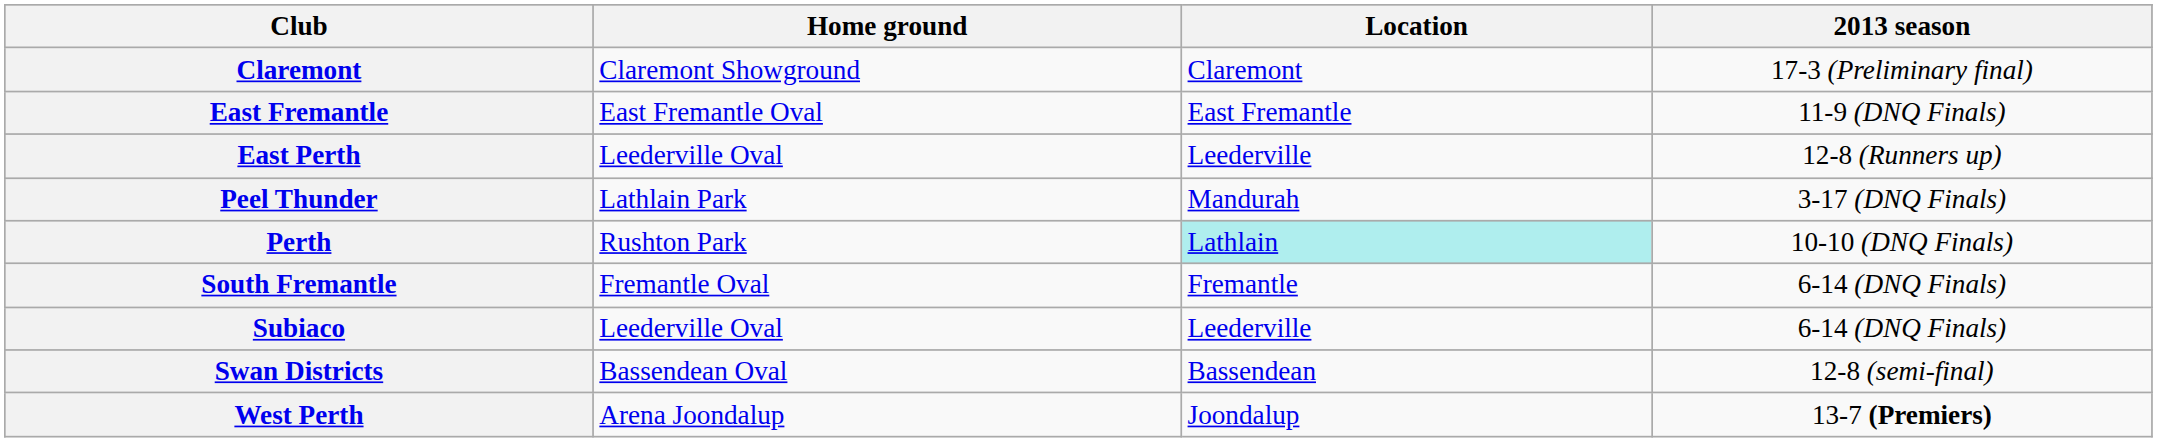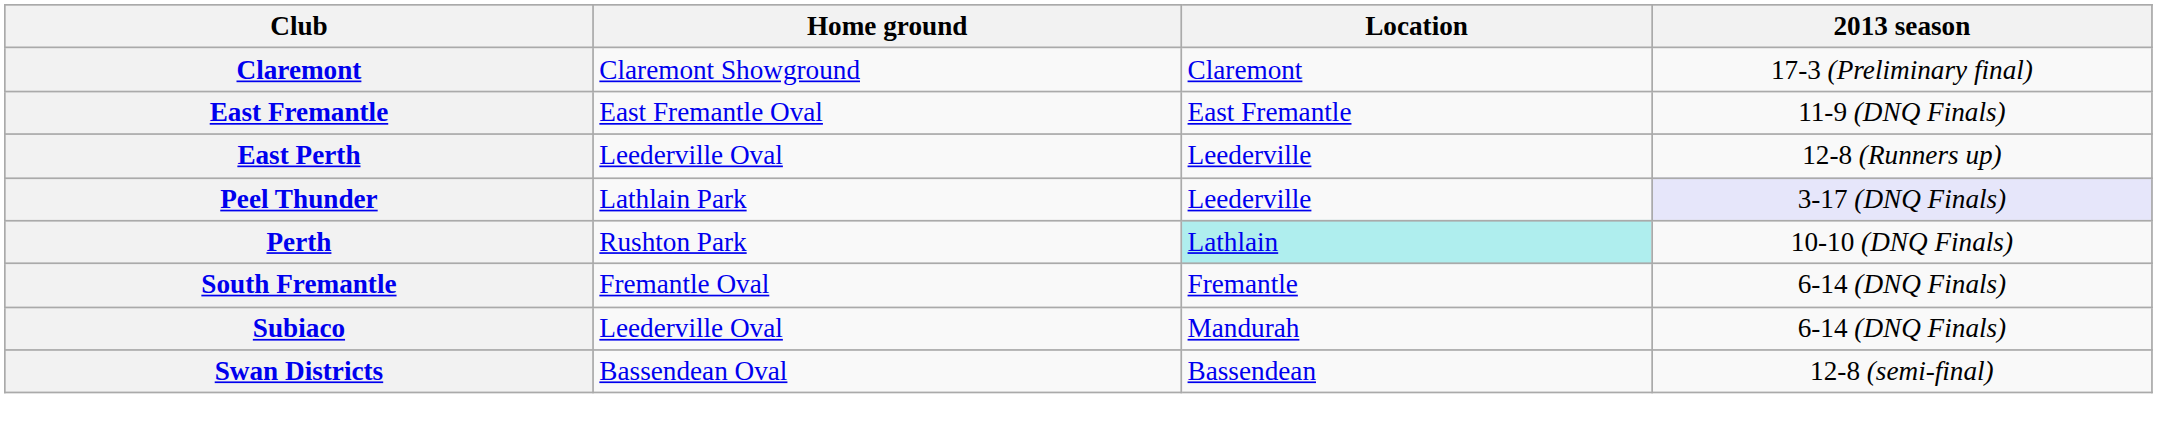(1243, 198) Mandurah -> (1249, 198) Leederville
(1902, 198) no background -> (1902, 198) lavender background
(1249, 328) Leederville -> (1243, 328) Mandurah
- row: (299, 414)
